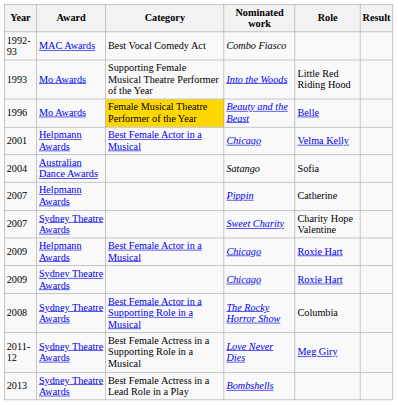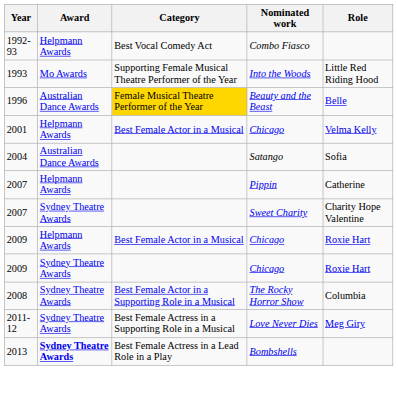- column: (376, 18)
(67, 46) MAC Awards -> (61, 46) Helpmann Awards
(62, 113) Mo Awards -> (69, 101) Australian Dance Awards
(71, 386) normal -> (74, 351) bold
